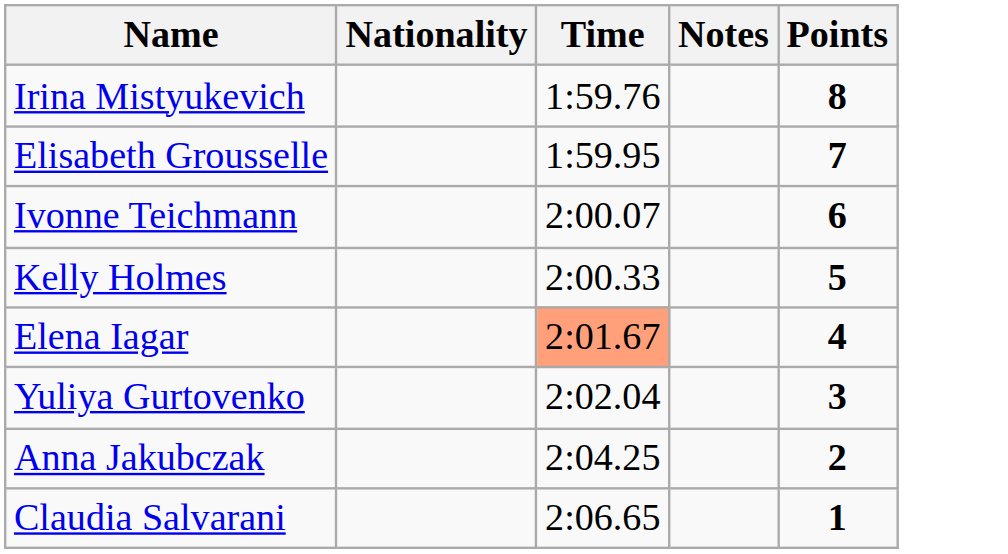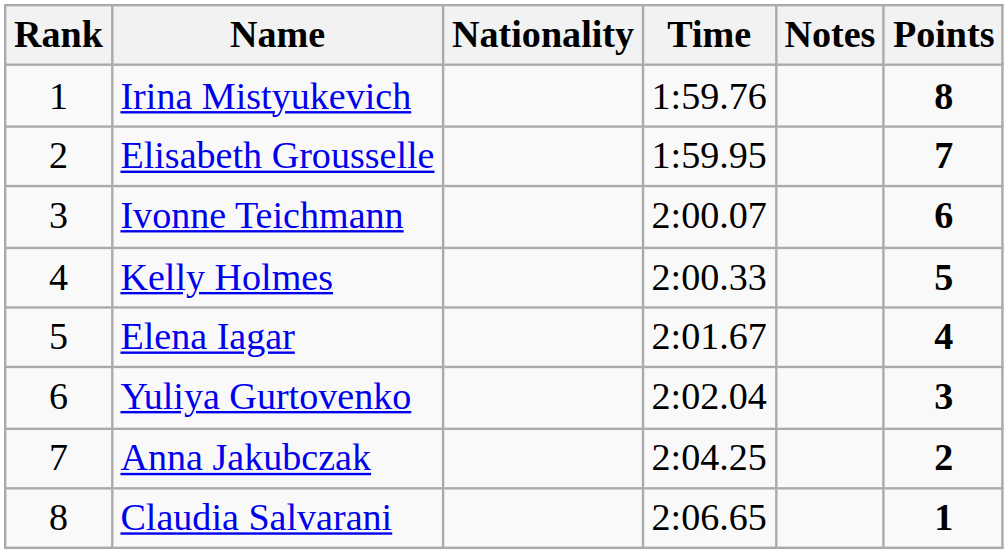+ column: (58, 34)
(603, 336) lightsalmon background -> (709, 336) no background
